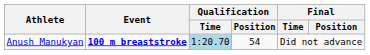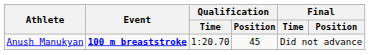(210, 41) lightblue background -> (210, 41) no background
(255, 41) 54 -> (255, 41) 45
